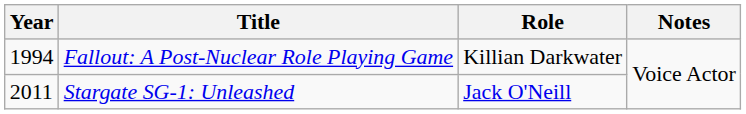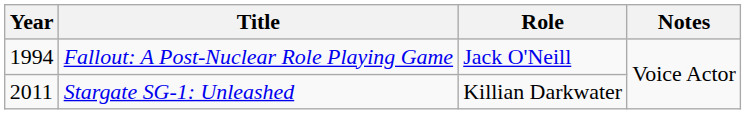(543, 56) Killian Darkwater -> (517, 56) Jack O'Neill
(517, 91) Jack O'Neill -> (543, 91) Killian Darkwater
